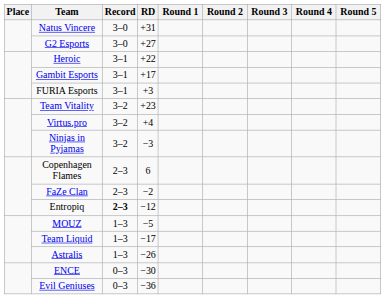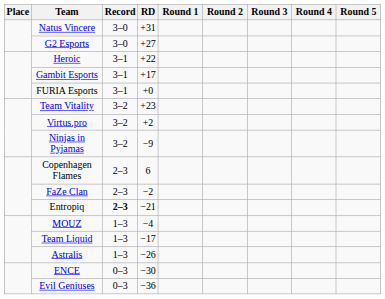(148, 91) +3 -> (148, 91) +0
(148, 122) +4 -> (148, 122) +2
(148, 143) −3 -> (148, 143) −9
(148, 207) −12 -> (148, 207) −21
(148, 223) −5 -> (148, 223) −4
